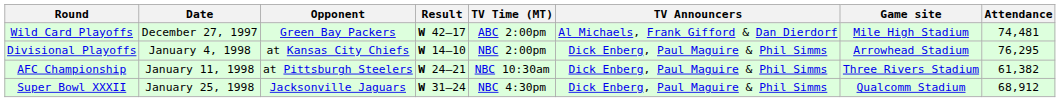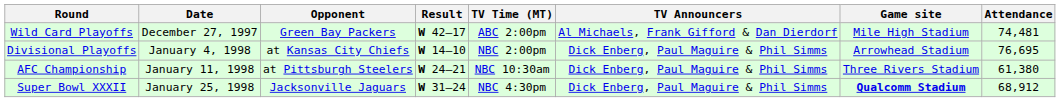(1019, 51) 76,295 -> (1019, 51) 76,695
(1019, 69) 61,382 -> (1019, 69) 61,380
(911, 87) normal -> (911, 87) bold
